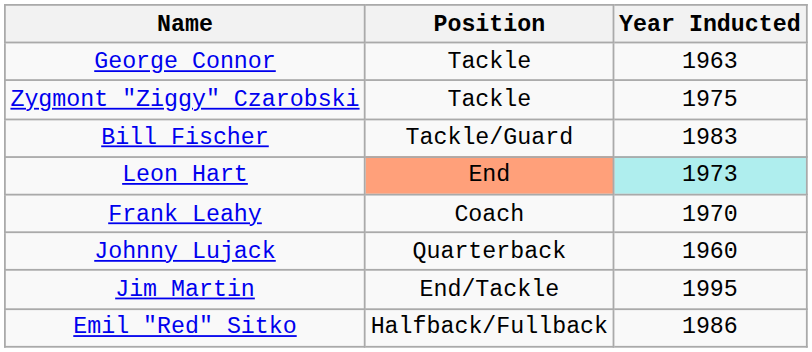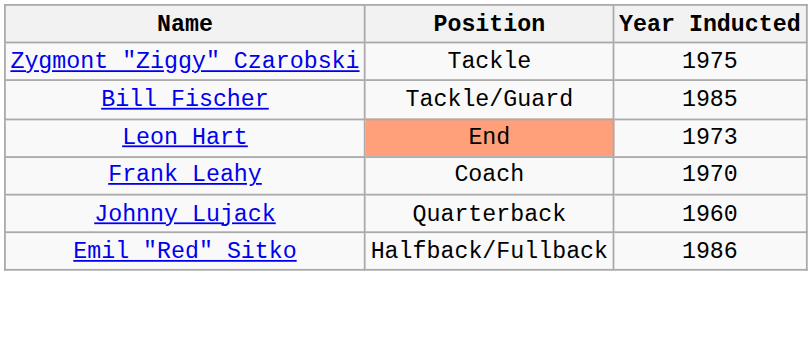- row: (185, 62)
(710, 138) 1983 -> (710, 100) 1985
(710, 176) paleturquoise background -> (710, 138) no background
- row: (185, 289)
